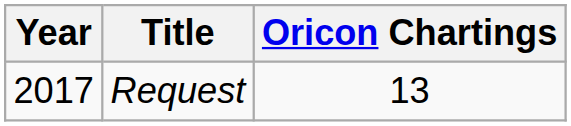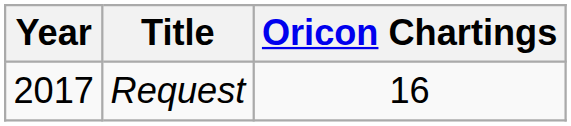(410, 90) 13 -> (410, 90) 16
